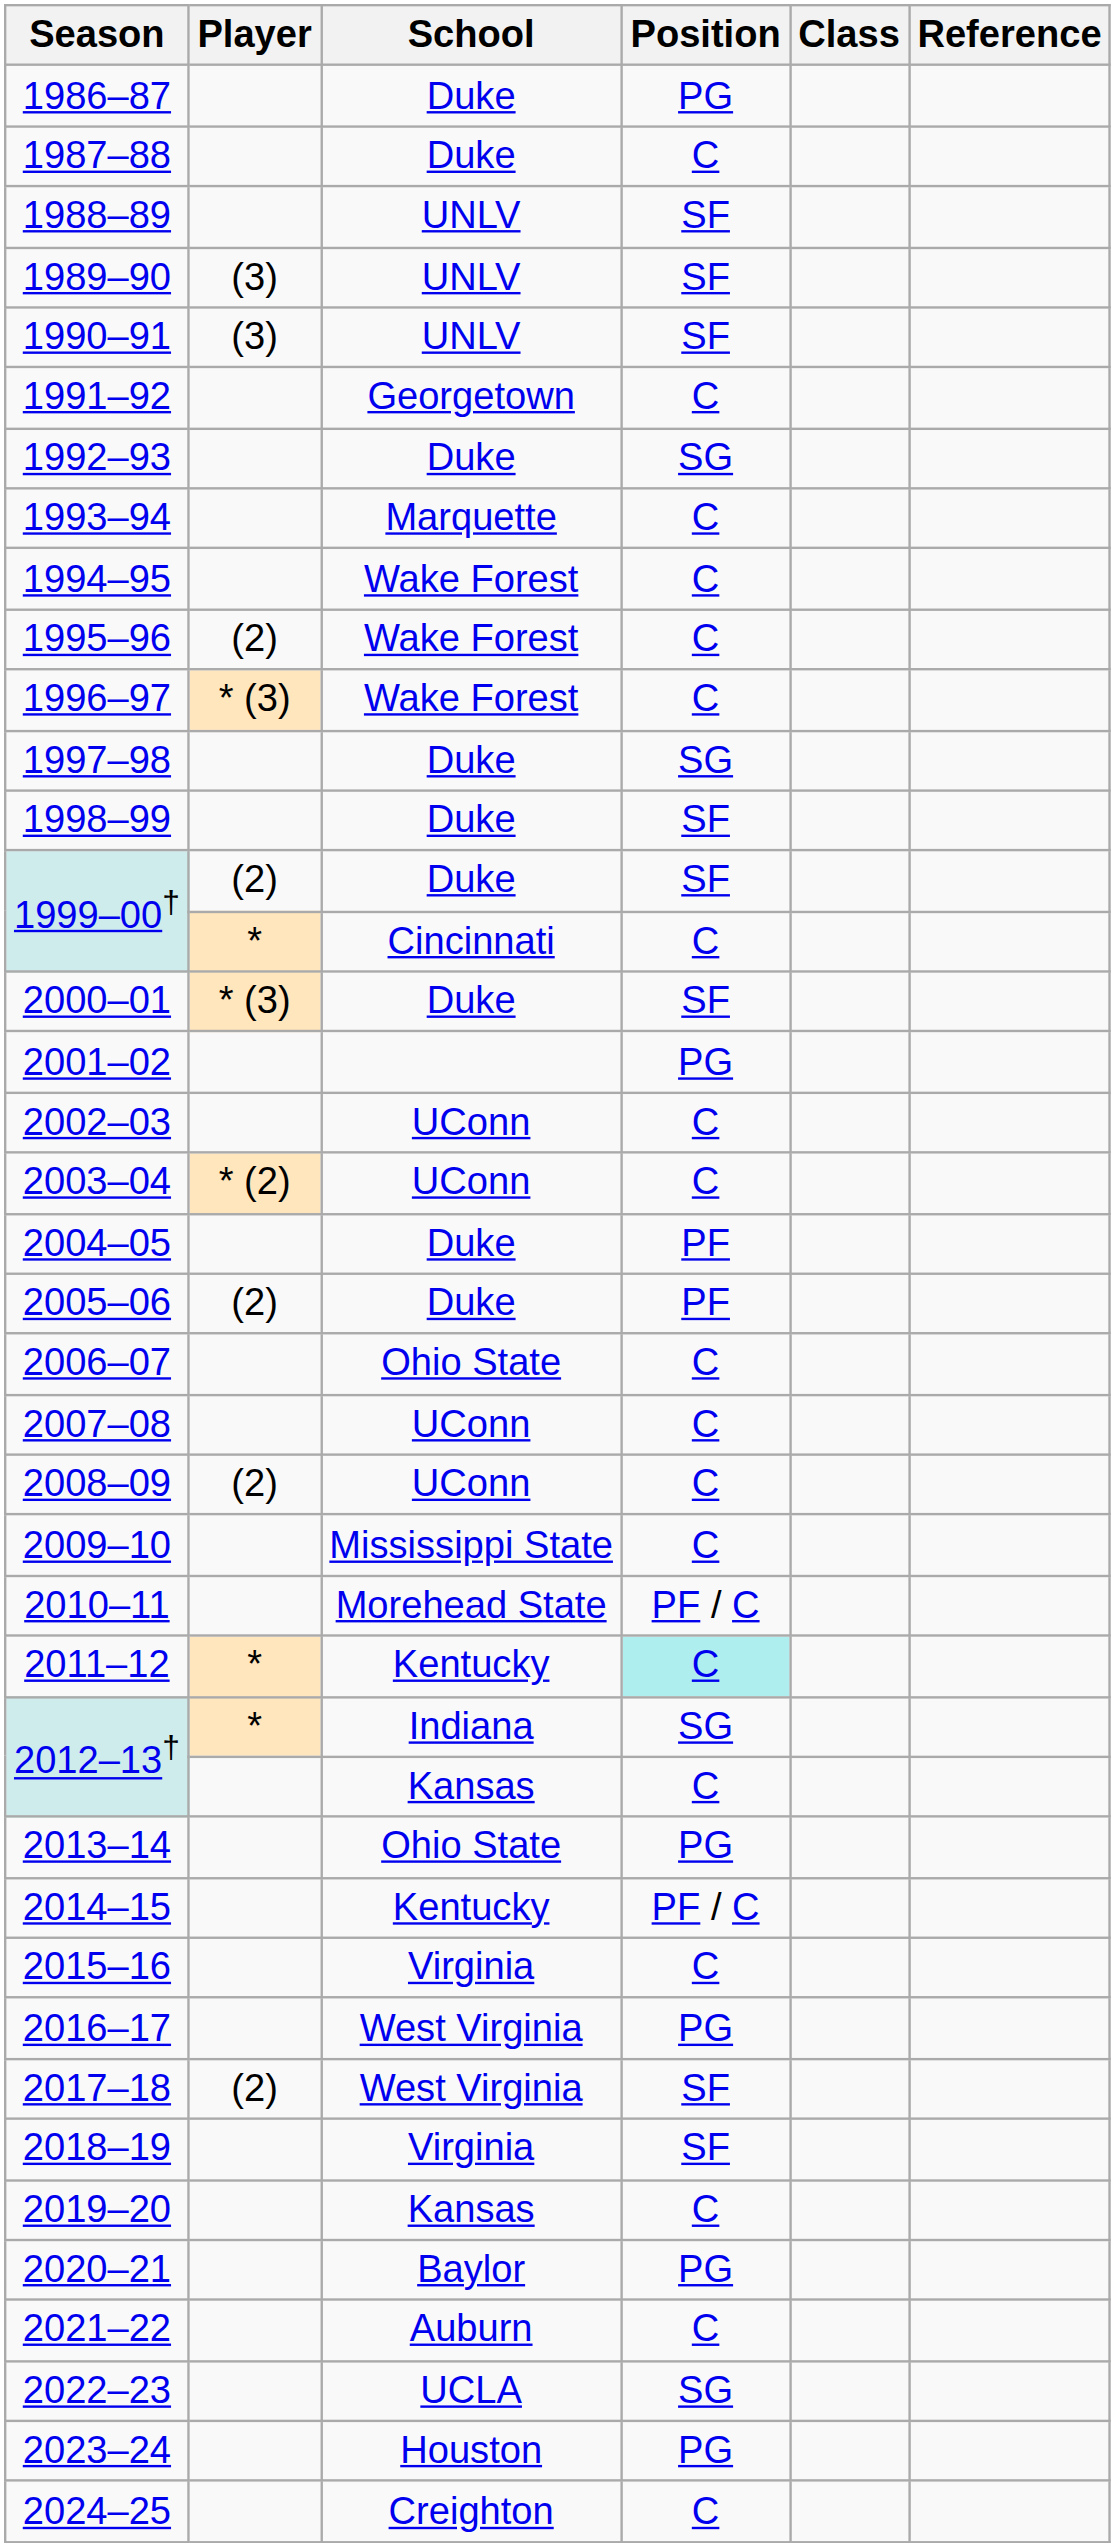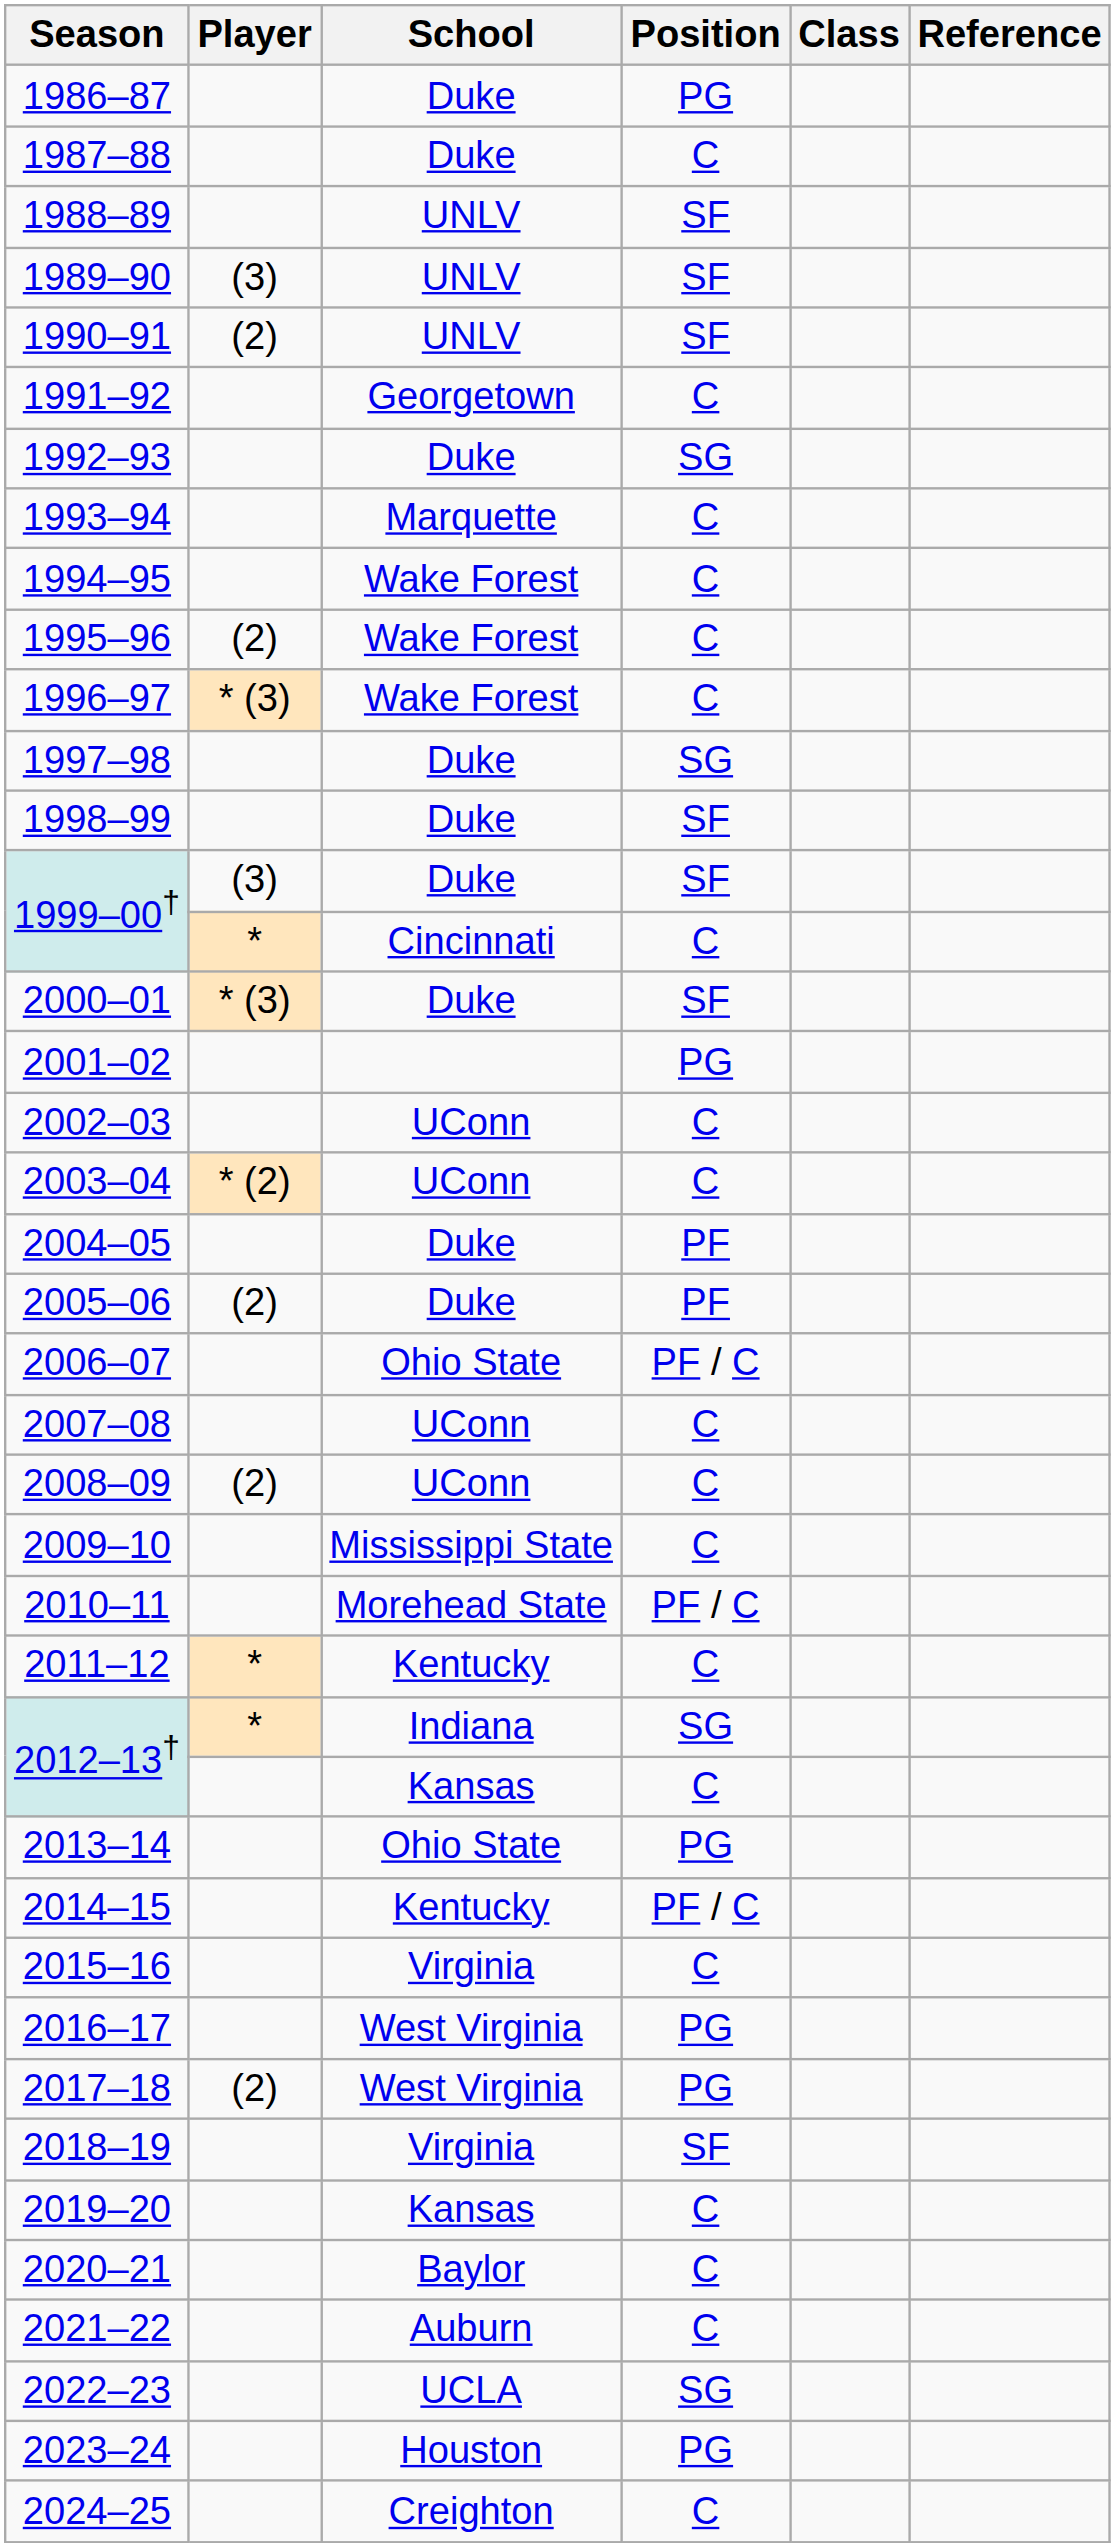(255, 336) (3) -> (255, 336) (2)
(255, 880) (2) -> (255, 880) (3)
(706, 1363) C -> (706, 1363) PF / C
(706, 1665) paleturquoise background -> (706, 1665) no background
(706, 2088) SF -> (706, 2088) PG
(706, 2269) PG -> (706, 2269) C
